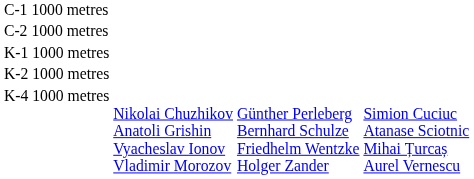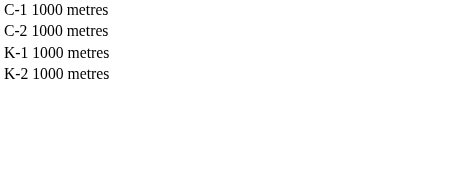- row: (57, 96)
